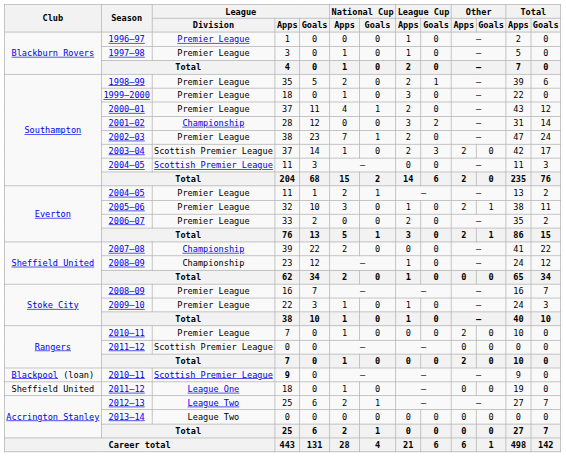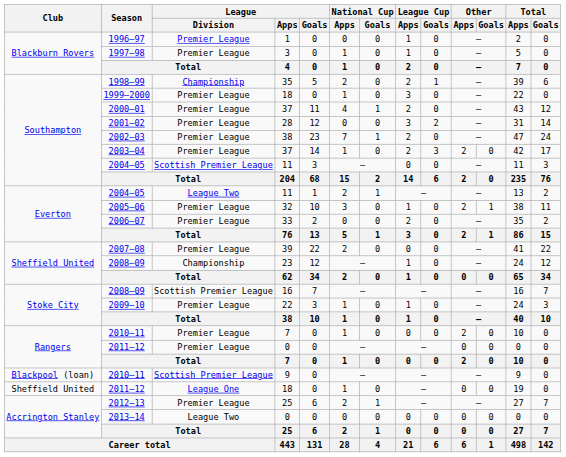(213, 81) Premier League -> (213, 81) Championship
(213, 123) Championship -> (213, 123) Premier League
(213, 151) Scottish Premier League -> (213, 151) Premier League
(213, 193) Premier League -> (213, 193) League Two
(213, 249) Championship -> (213, 249) Premier League
(213, 291) Premier League -> (213, 291) Scottish Premier League
(213, 347) Scottish Premier League -> (213, 347) Premier League
(287, 375) bold -> (287, 375) normal
(213, 403) League Two -> (213, 403) Premier League
